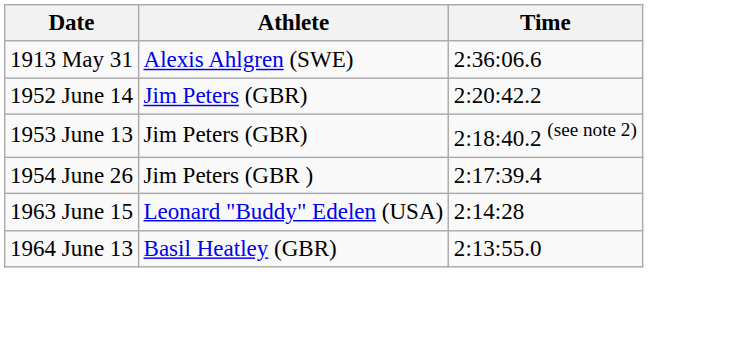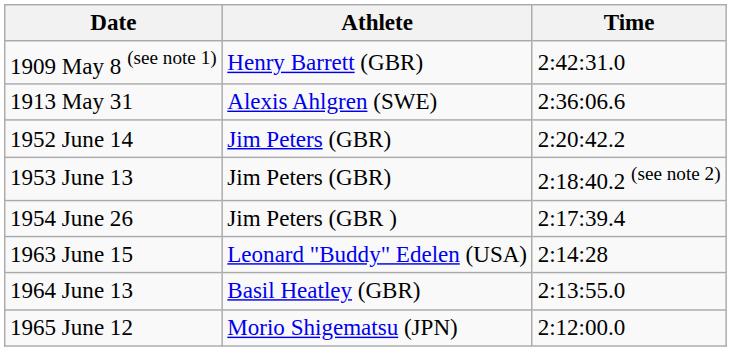+ row: (113, 62)
+ row: (71, 327)
